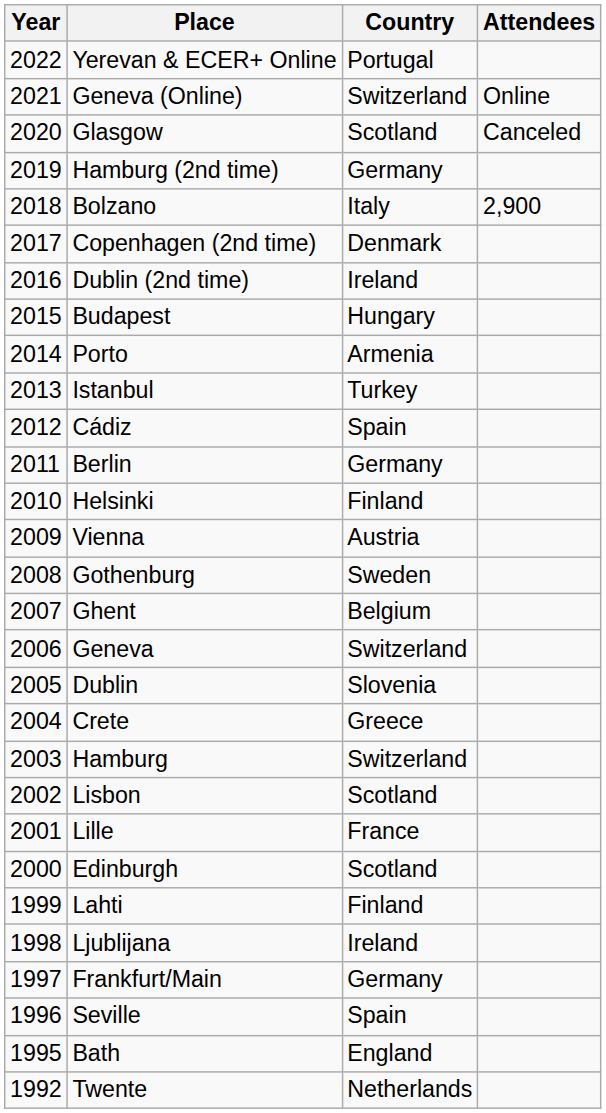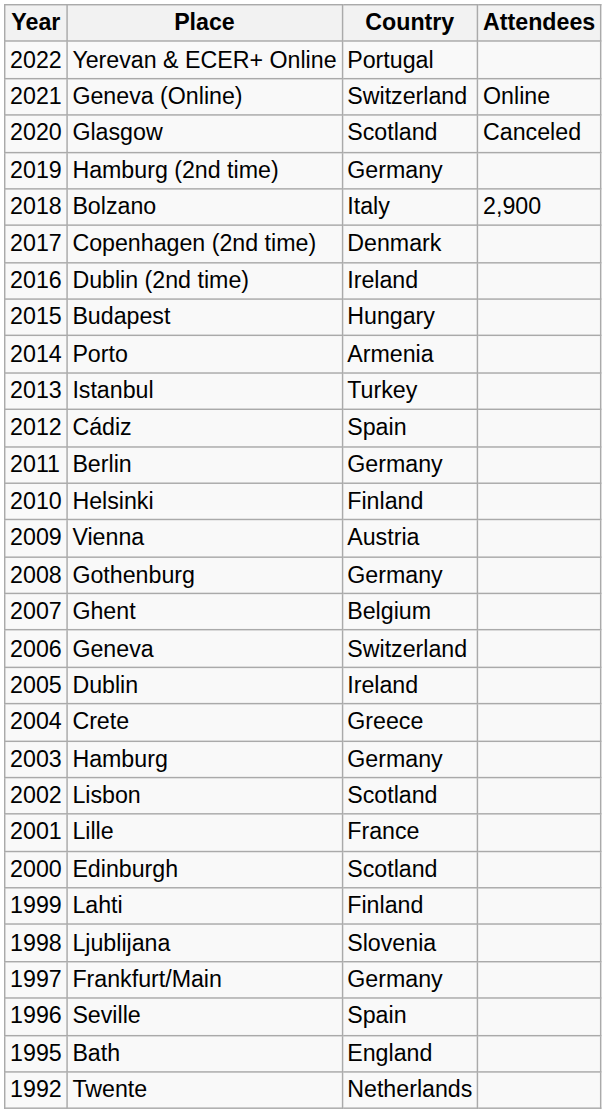(389, 574) Sweden -> (395, 574) Germany
(392, 685) Slovenia -> (383, 685) Ireland
(407, 758) Switzerland -> (395, 758) Germany
(383, 942) Ireland -> (392, 942) Slovenia
